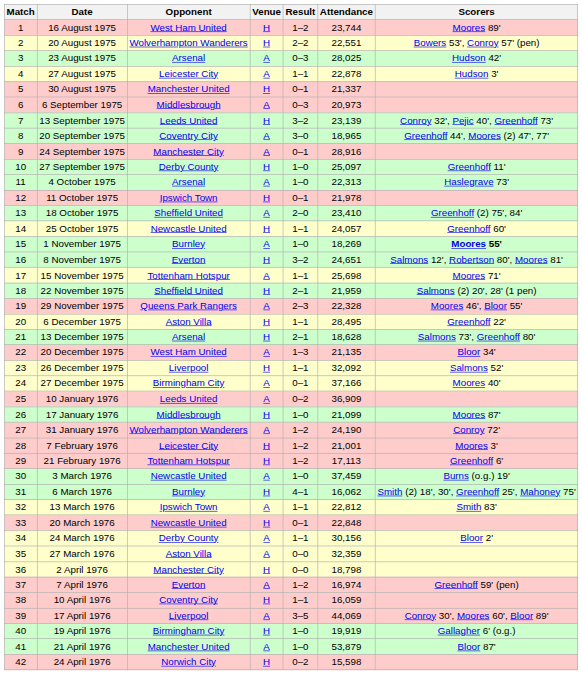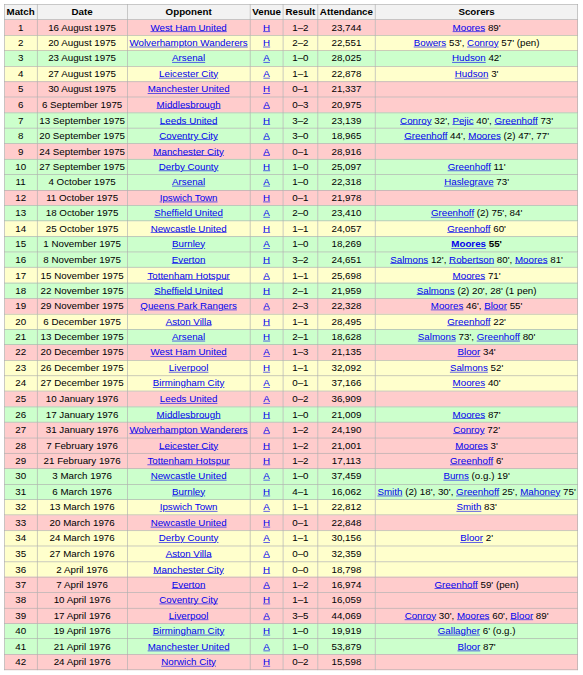(300, 58) 0–3 -> (300, 58) 1–0
(346, 105) 20,973 -> (346, 105) 20,975
(346, 182) 22,313 -> (346, 182) 22,318
(346, 414) 21,099 -> (346, 414) 21,009
